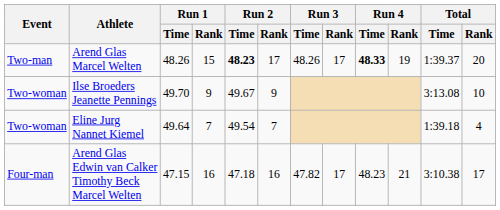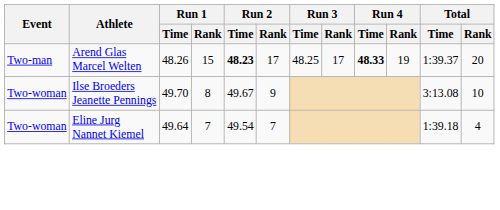(307, 60) 48.26 -> (306, 60) 48.25
(209, 93) 9 -> (208, 93) 8
- row: (115, 174)
